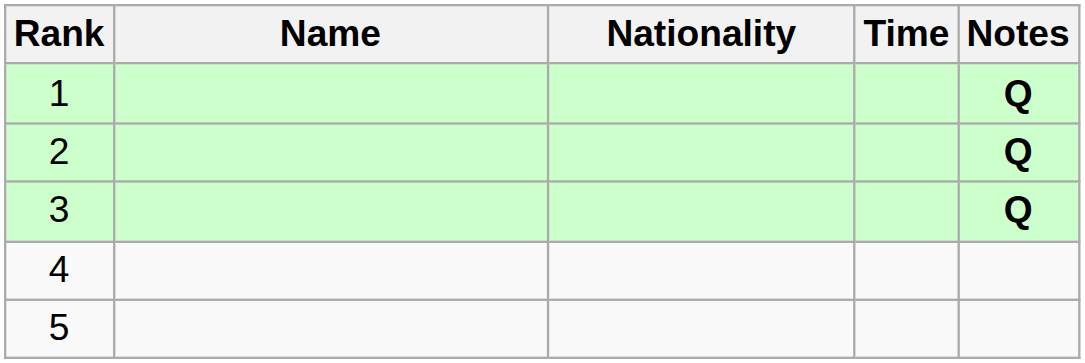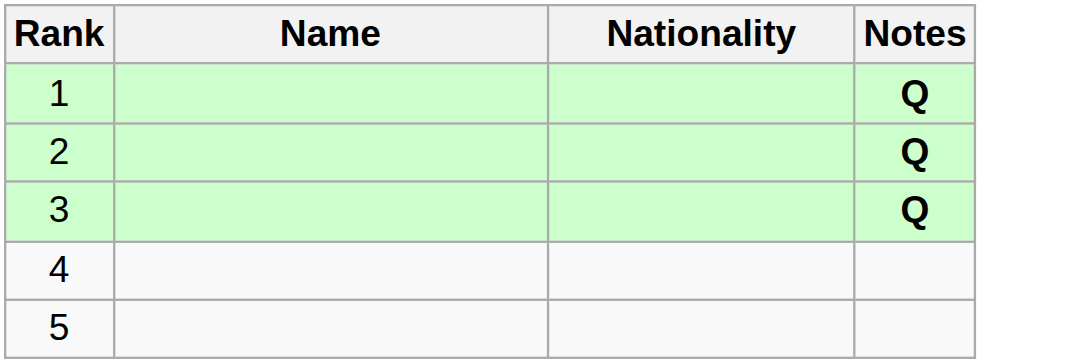- column: (906, 33)
